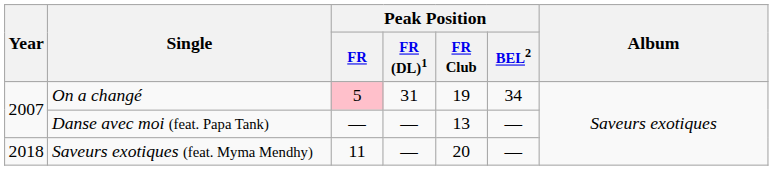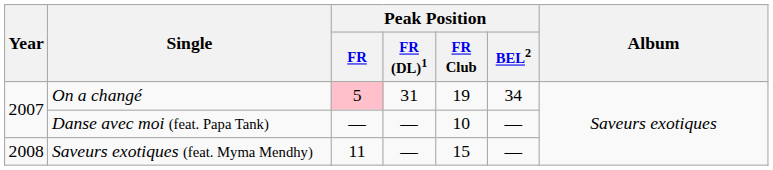(461, 123) 13 -> (461, 123) 10
(26, 151) 2018 -> (26, 151) 2008
(461, 151) 20 -> (461, 151) 15
